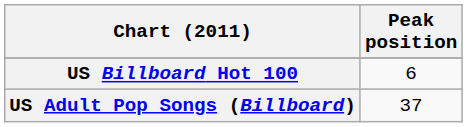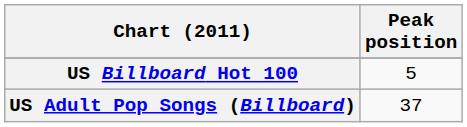(411, 74) 6 -> (411, 74) 5
